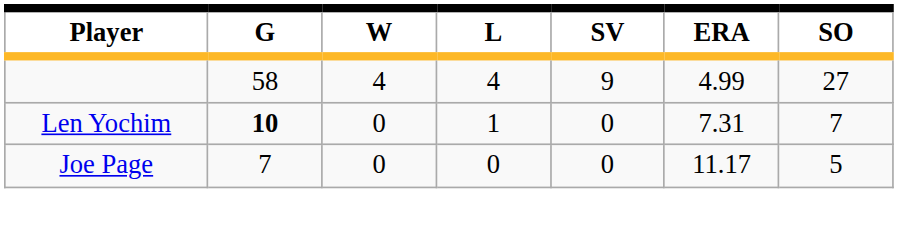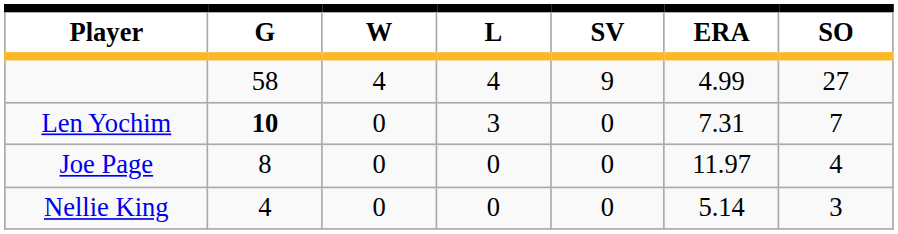(493, 123) 1 -> (493, 123) 3
(265, 165) 7 -> (265, 165) 8
(722, 165) 11.17 -> (722, 165) 11.97
(836, 165) 5 -> (836, 165) 4
+ row: (106, 207)
